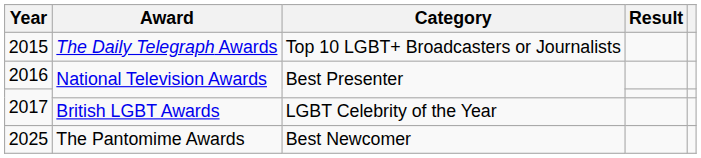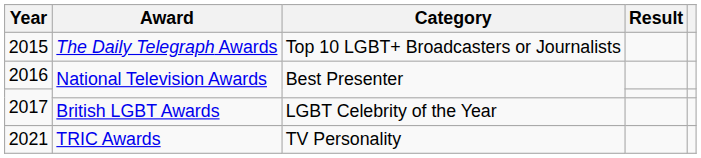+ row: (28, 139)
- row: (28, 139)
